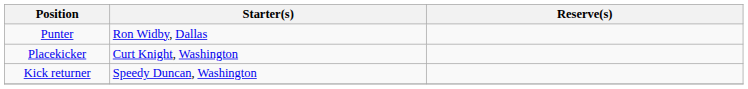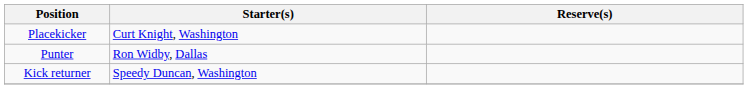rows swapped: (57, 34) <-> (57, 53)
